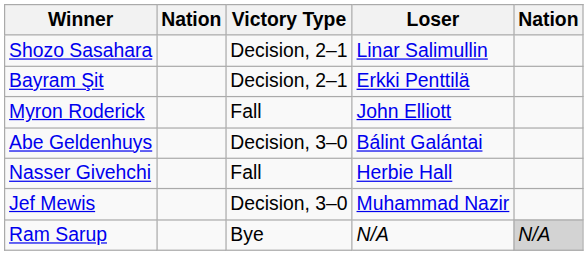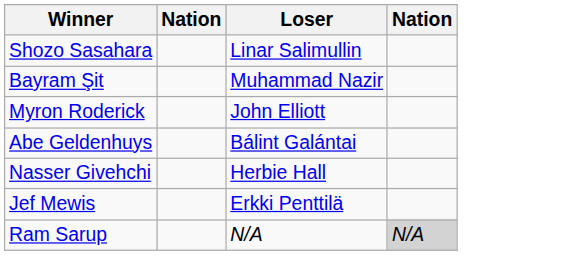- column: (289, 19)
(413, 81) Erkki Penttilä -> (307, 81) Muhammad Nazir
(433, 204) Muhammad Nazir -> (287, 204) Erkki Penttilä
